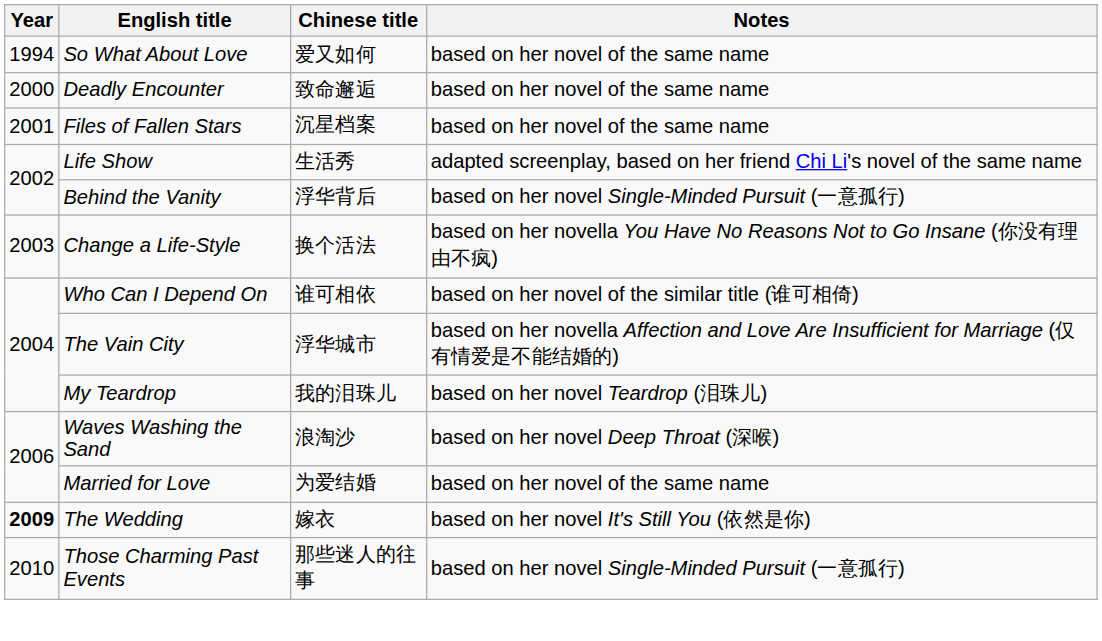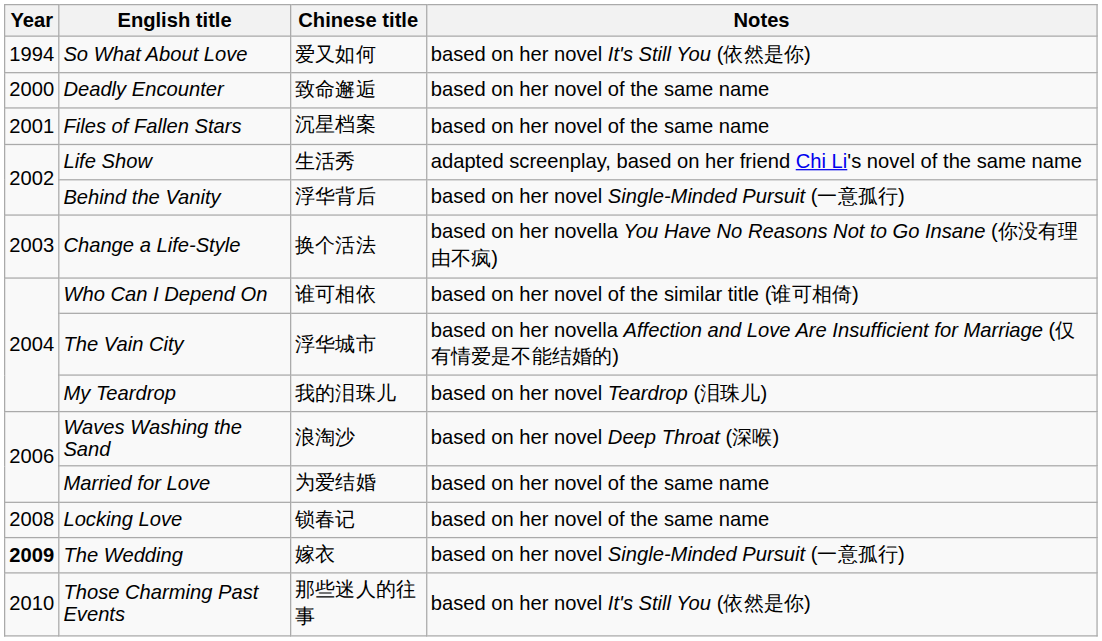(600, 54) based on her novel of the same name -> (621, 53) based on her novel It's Still You (依然是你)
+ row: (123, 519)
(621, 518) based on her novel It's Still You (依然是你) -> (668, 554) based on her novel Single-Minded Pursuit (一意孤行)
(668, 567) based on her novel Single-Minded Pursuit (一意孤行) -> (621, 603) based on her novel It's Still You (依然是你)
